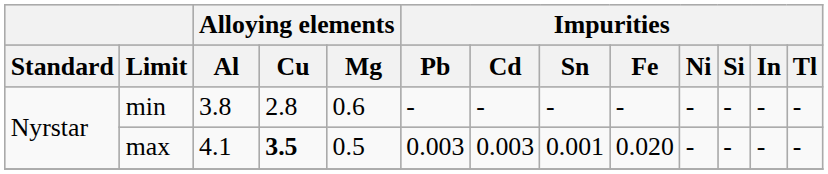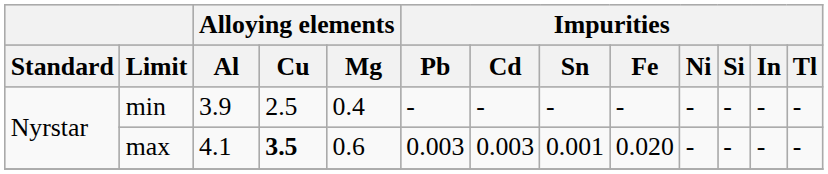(215, 106) 3.8 -> (215, 106) 3.9
(281, 106) 2.8 -> (281, 106) 2.5
(349, 106) 0.6 -> (349, 106) 0.4
(349, 147) 0.5 -> (349, 147) 0.6
